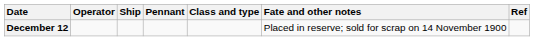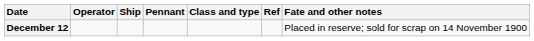columns swapped: (313, 12) <-> (519, 12)
